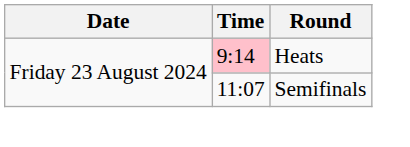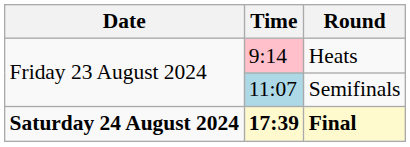(241, 89) no background -> (273, 89) lightblue background
+ row: (333, 123)
